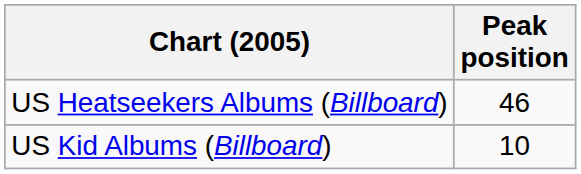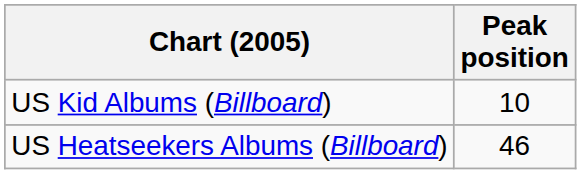rows swapped: (229, 102) <-> (171, 146)
